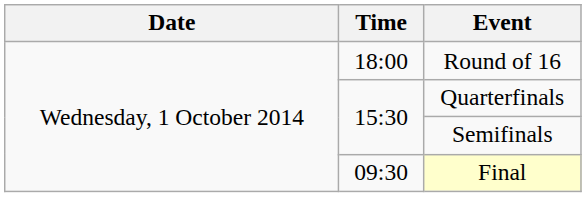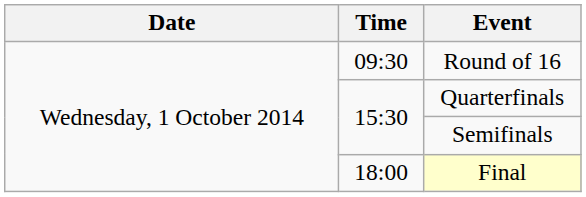(381, 60) 18:00 -> (381, 60) 09:30
(381, 172) 09:30 -> (381, 172) 18:00
